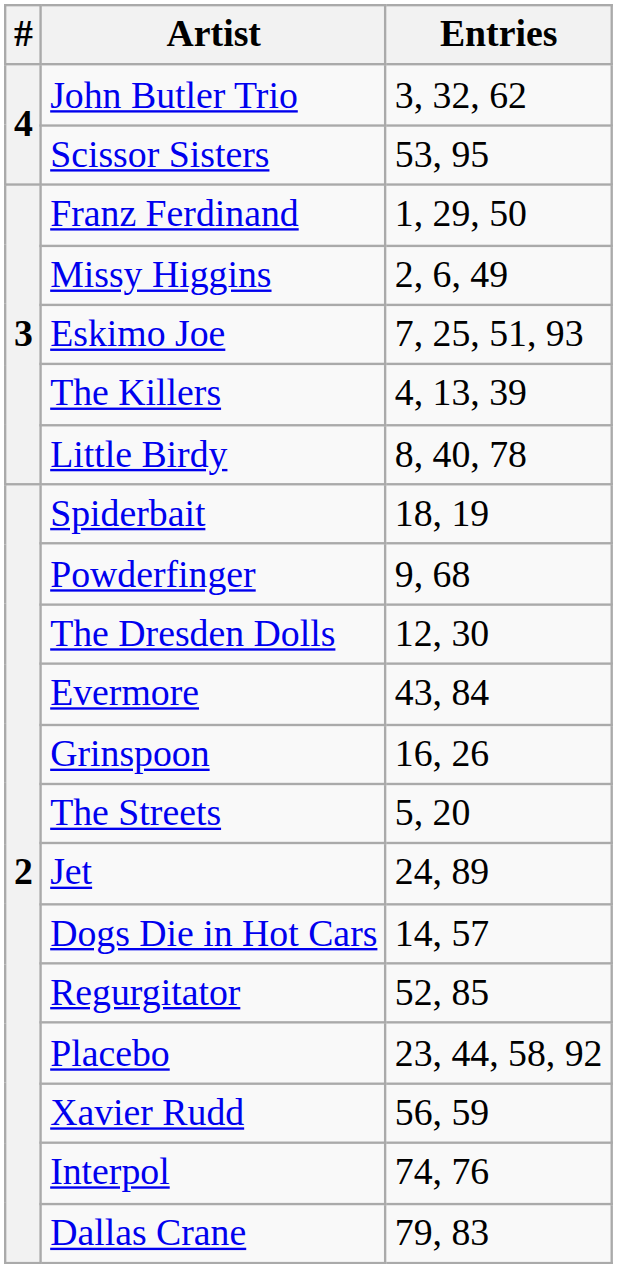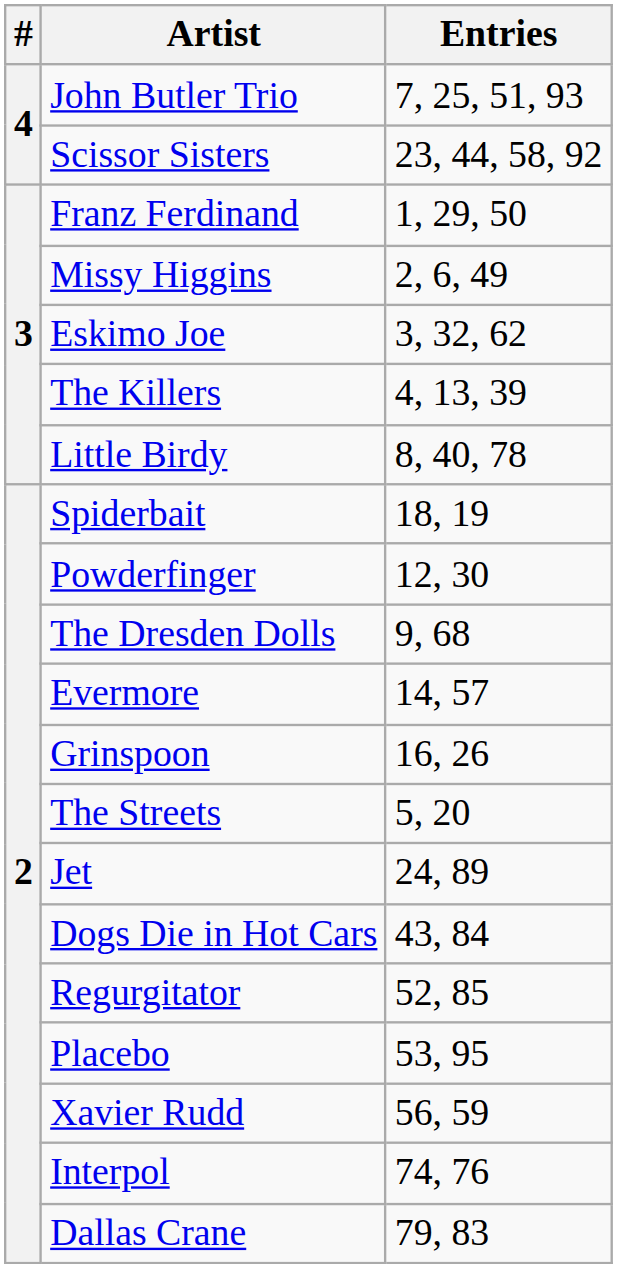(461, 94) 3, 32, 62 -> (489, 94) 7, 25, 51, 93
(442, 154) 53, 95 -> (499, 154) 23, 44, 58, 92
(489, 333) 7, 25, 51, 93 -> (461, 333) 3, 32, 62
(433, 573) 9, 68 -> (442, 573) 12, 30
(442, 633) 12, 30 -> (433, 633) 9, 68
(442, 693) 43, 84 -> (442, 693) 14, 57
(442, 932) 14, 57 -> (442, 932) 43, 84
(499, 1052) 23, 44, 58, 92 -> (442, 1052) 53, 95
